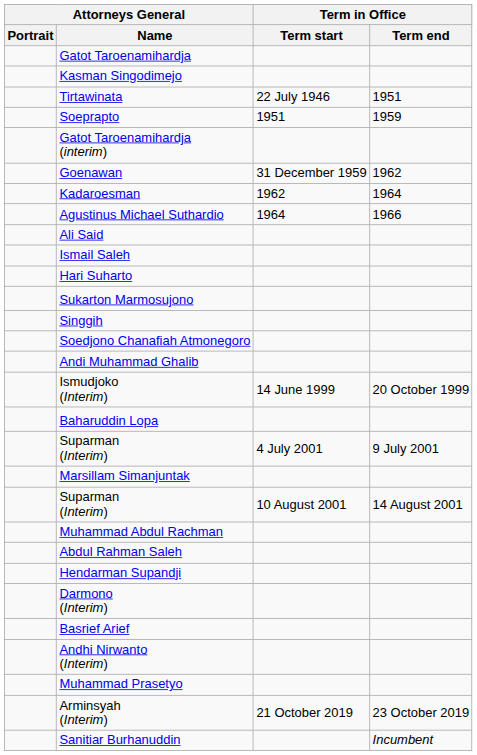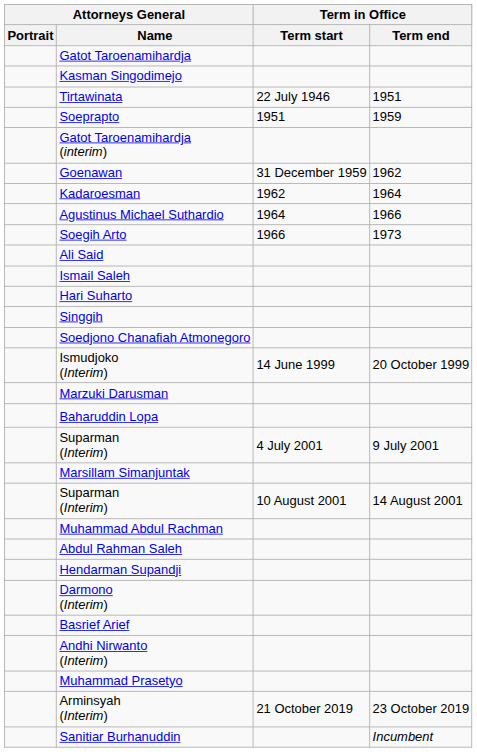+ row: (93, 234)
- row: (126, 300)
- row: (129, 361)
+ row: (114, 393)
